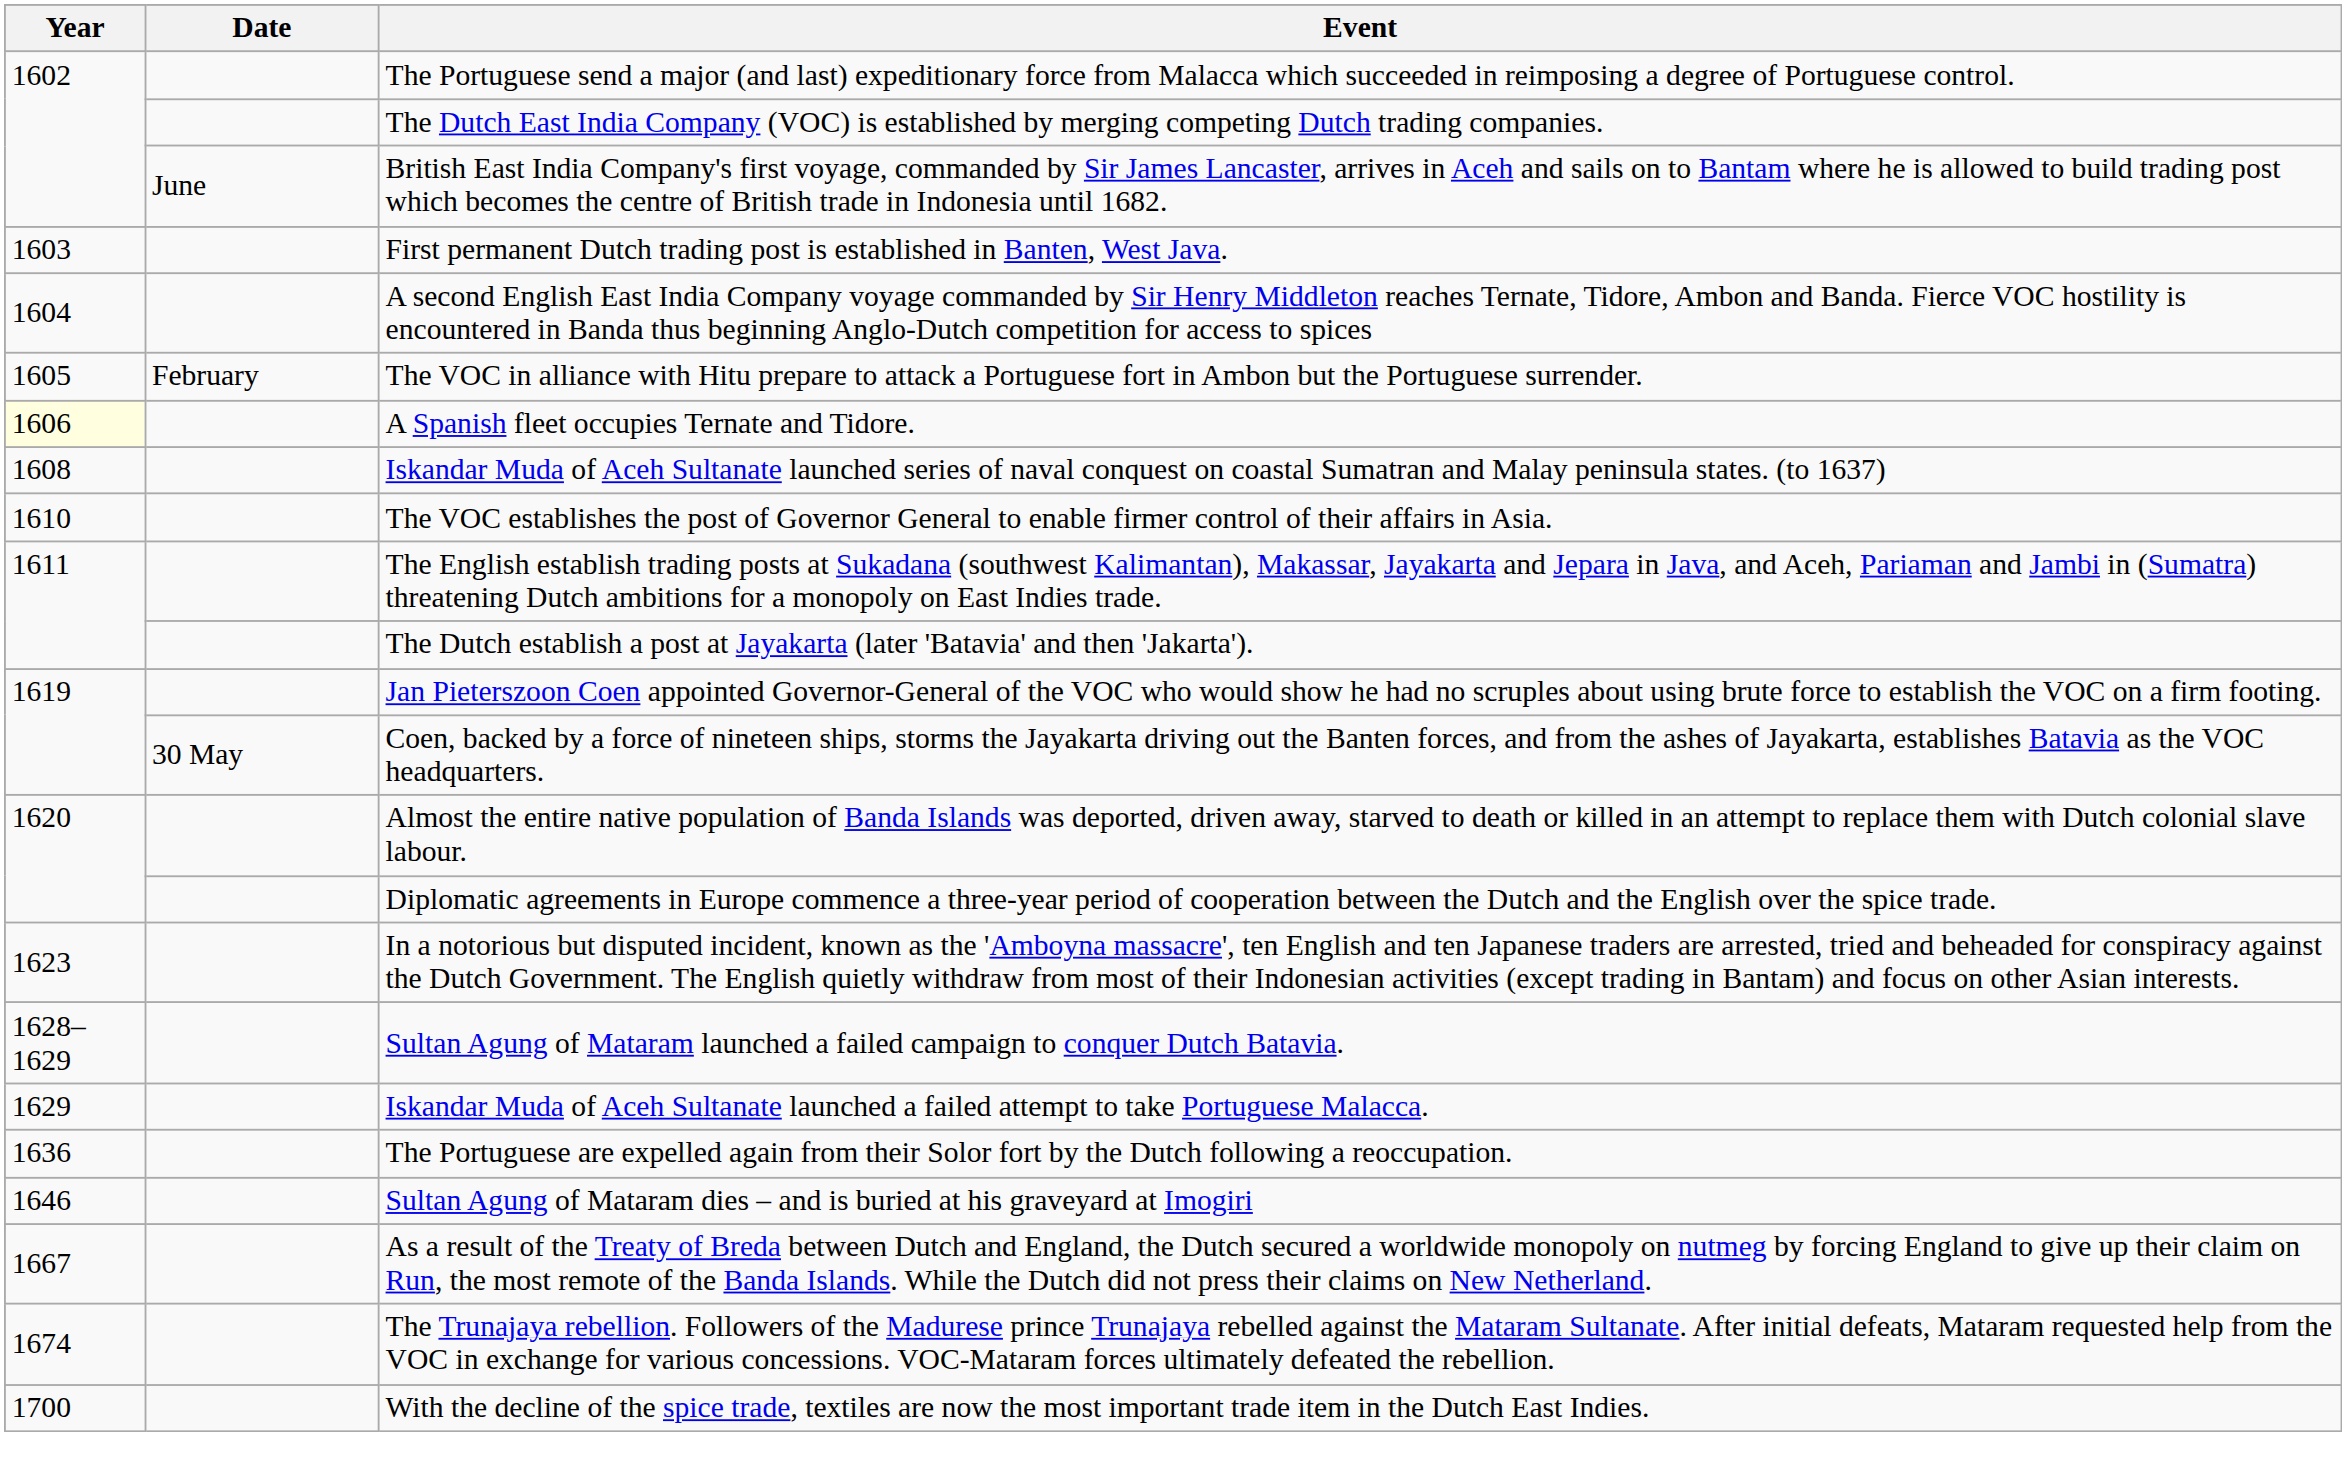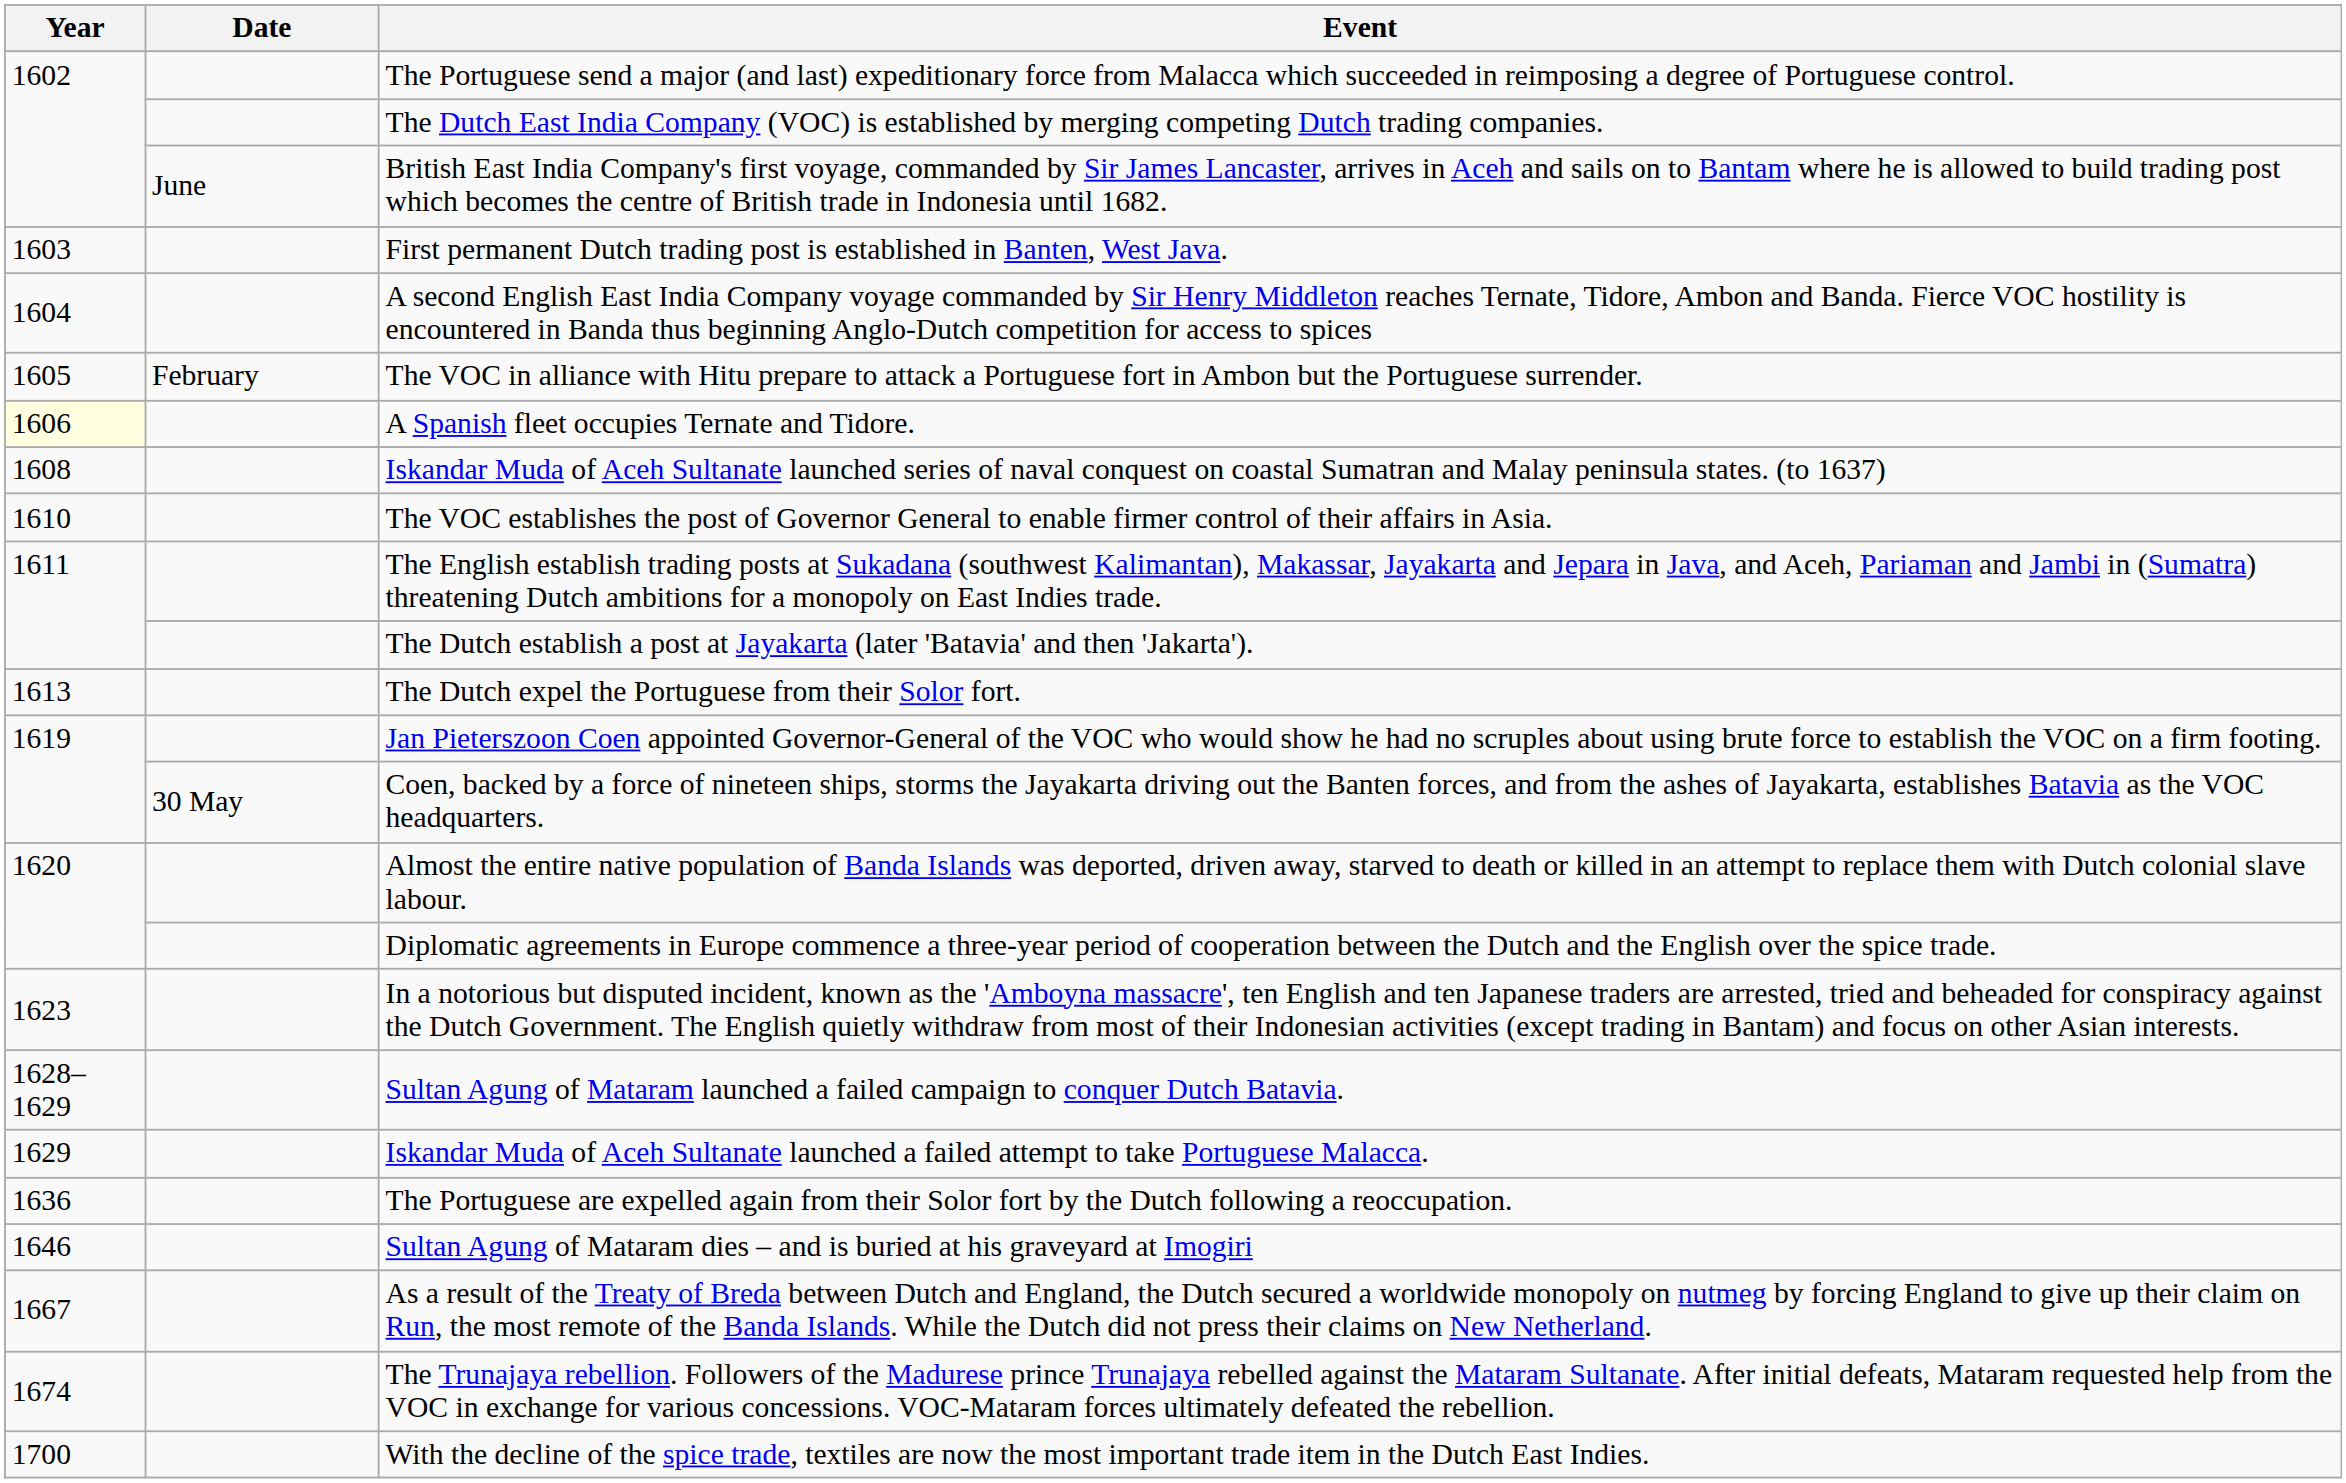+ row: (703, 691)
